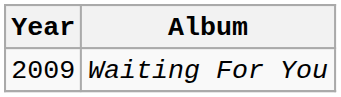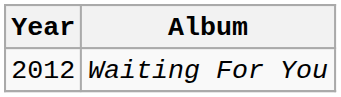(43, 70) 2009 -> (43, 70) 2012
